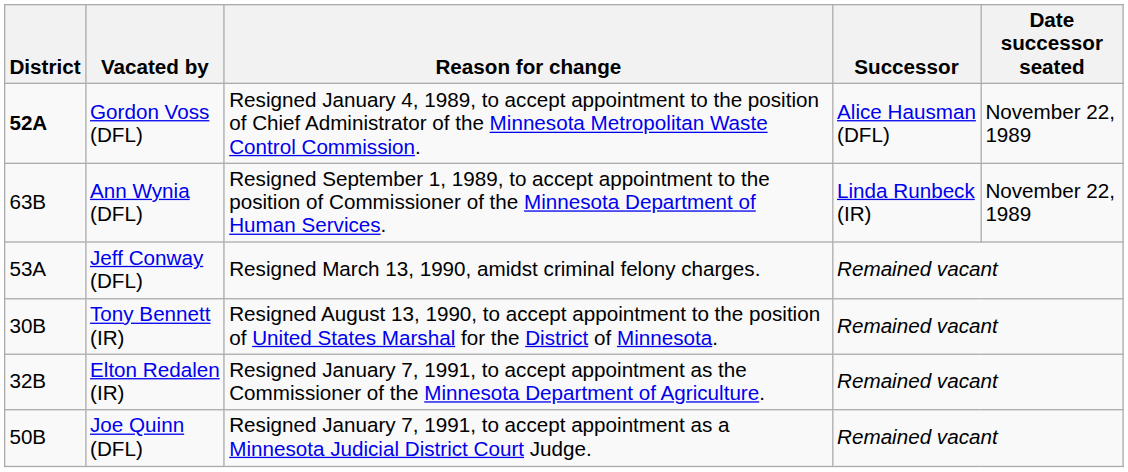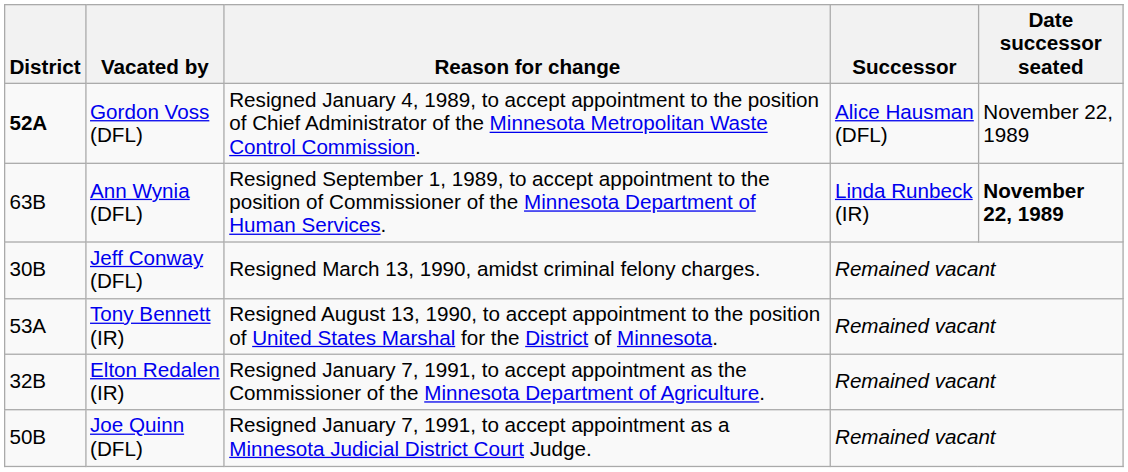(1050, 202) normal -> (1034, 202) bold
(28, 269) 53A -> (28, 269) 30B
(28, 325) 30B -> (28, 325) 53A
